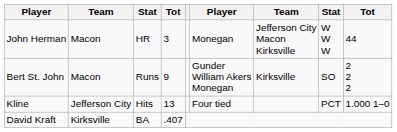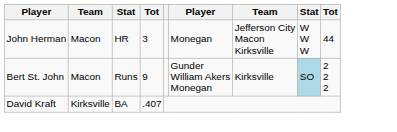(328, 77) no background -> (307, 77) lightblue background
- row: (18, 104)
